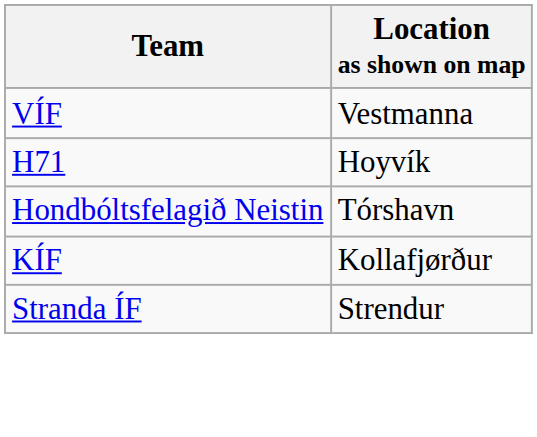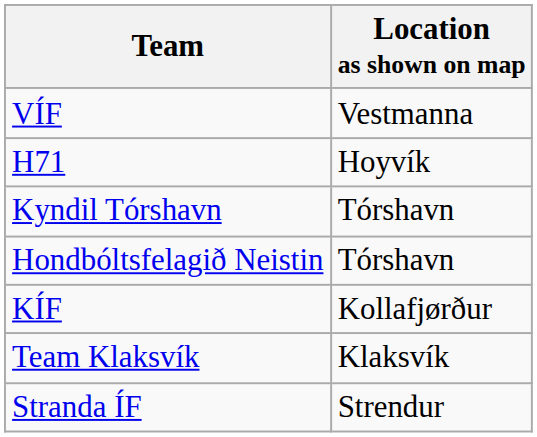+ row: (117, 210)
+ row: (106, 357)
